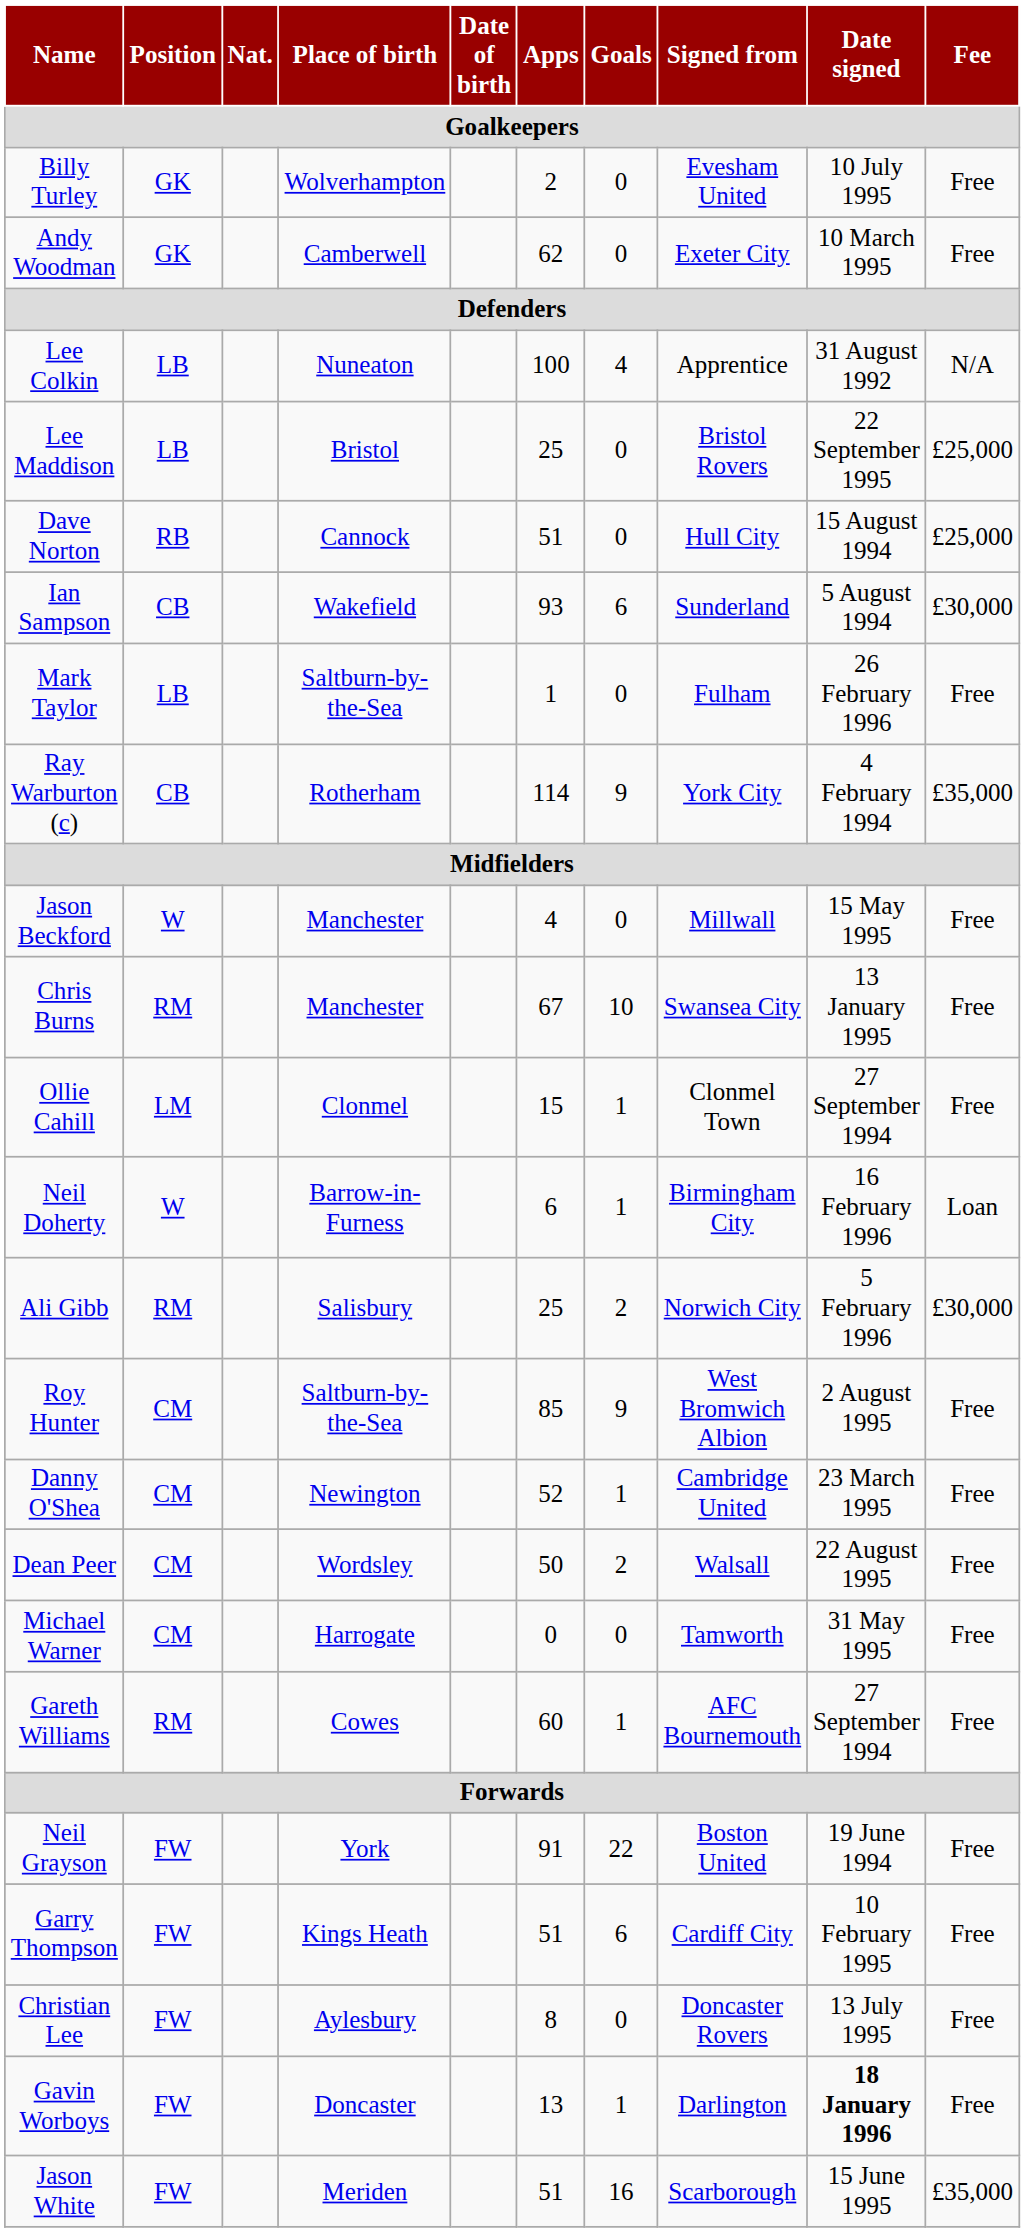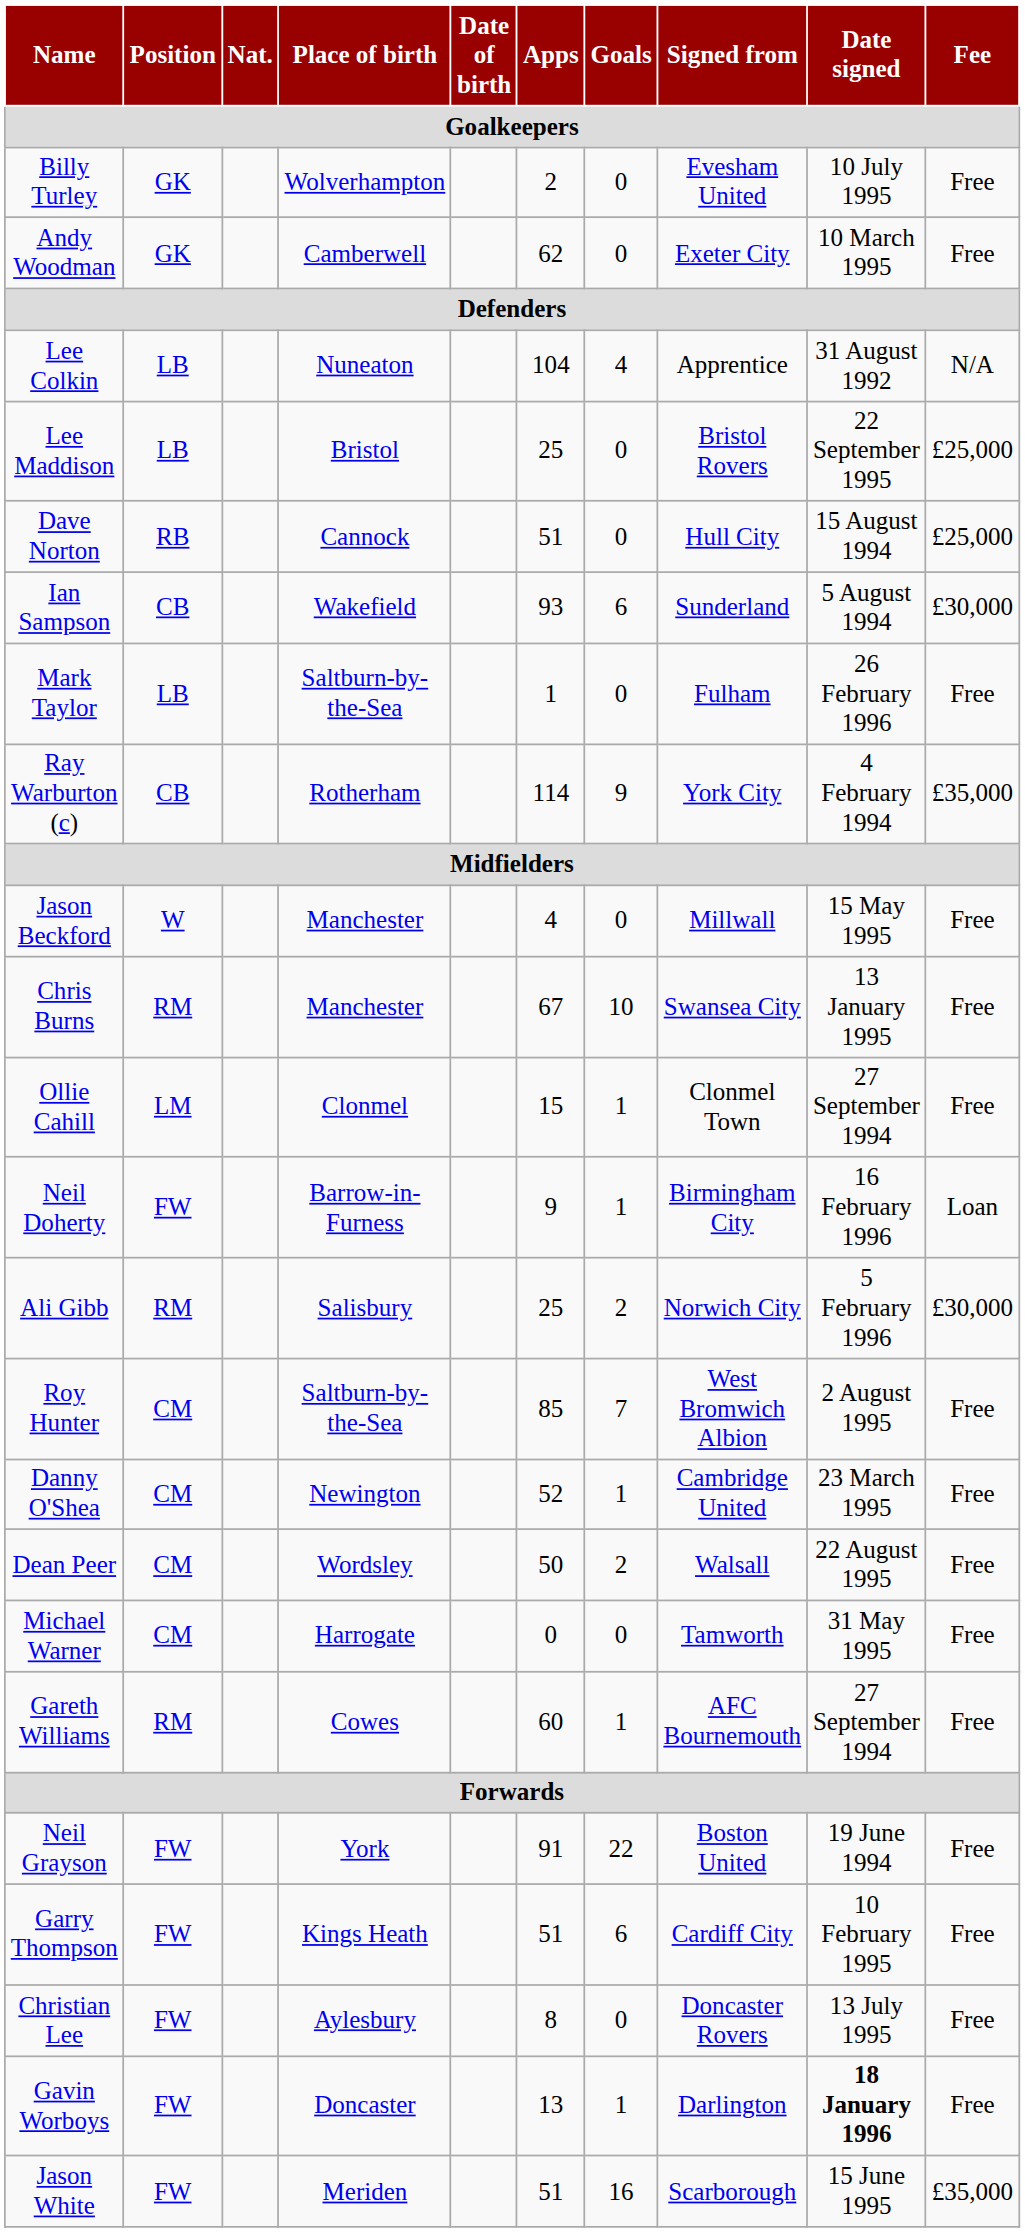(551, 365) 100 -> (551, 365) 104
(173, 1207) W -> (173, 1207) FW
(551, 1207) 6 -> (551, 1207) 9
(621, 1408) 9 -> (621, 1408) 7
